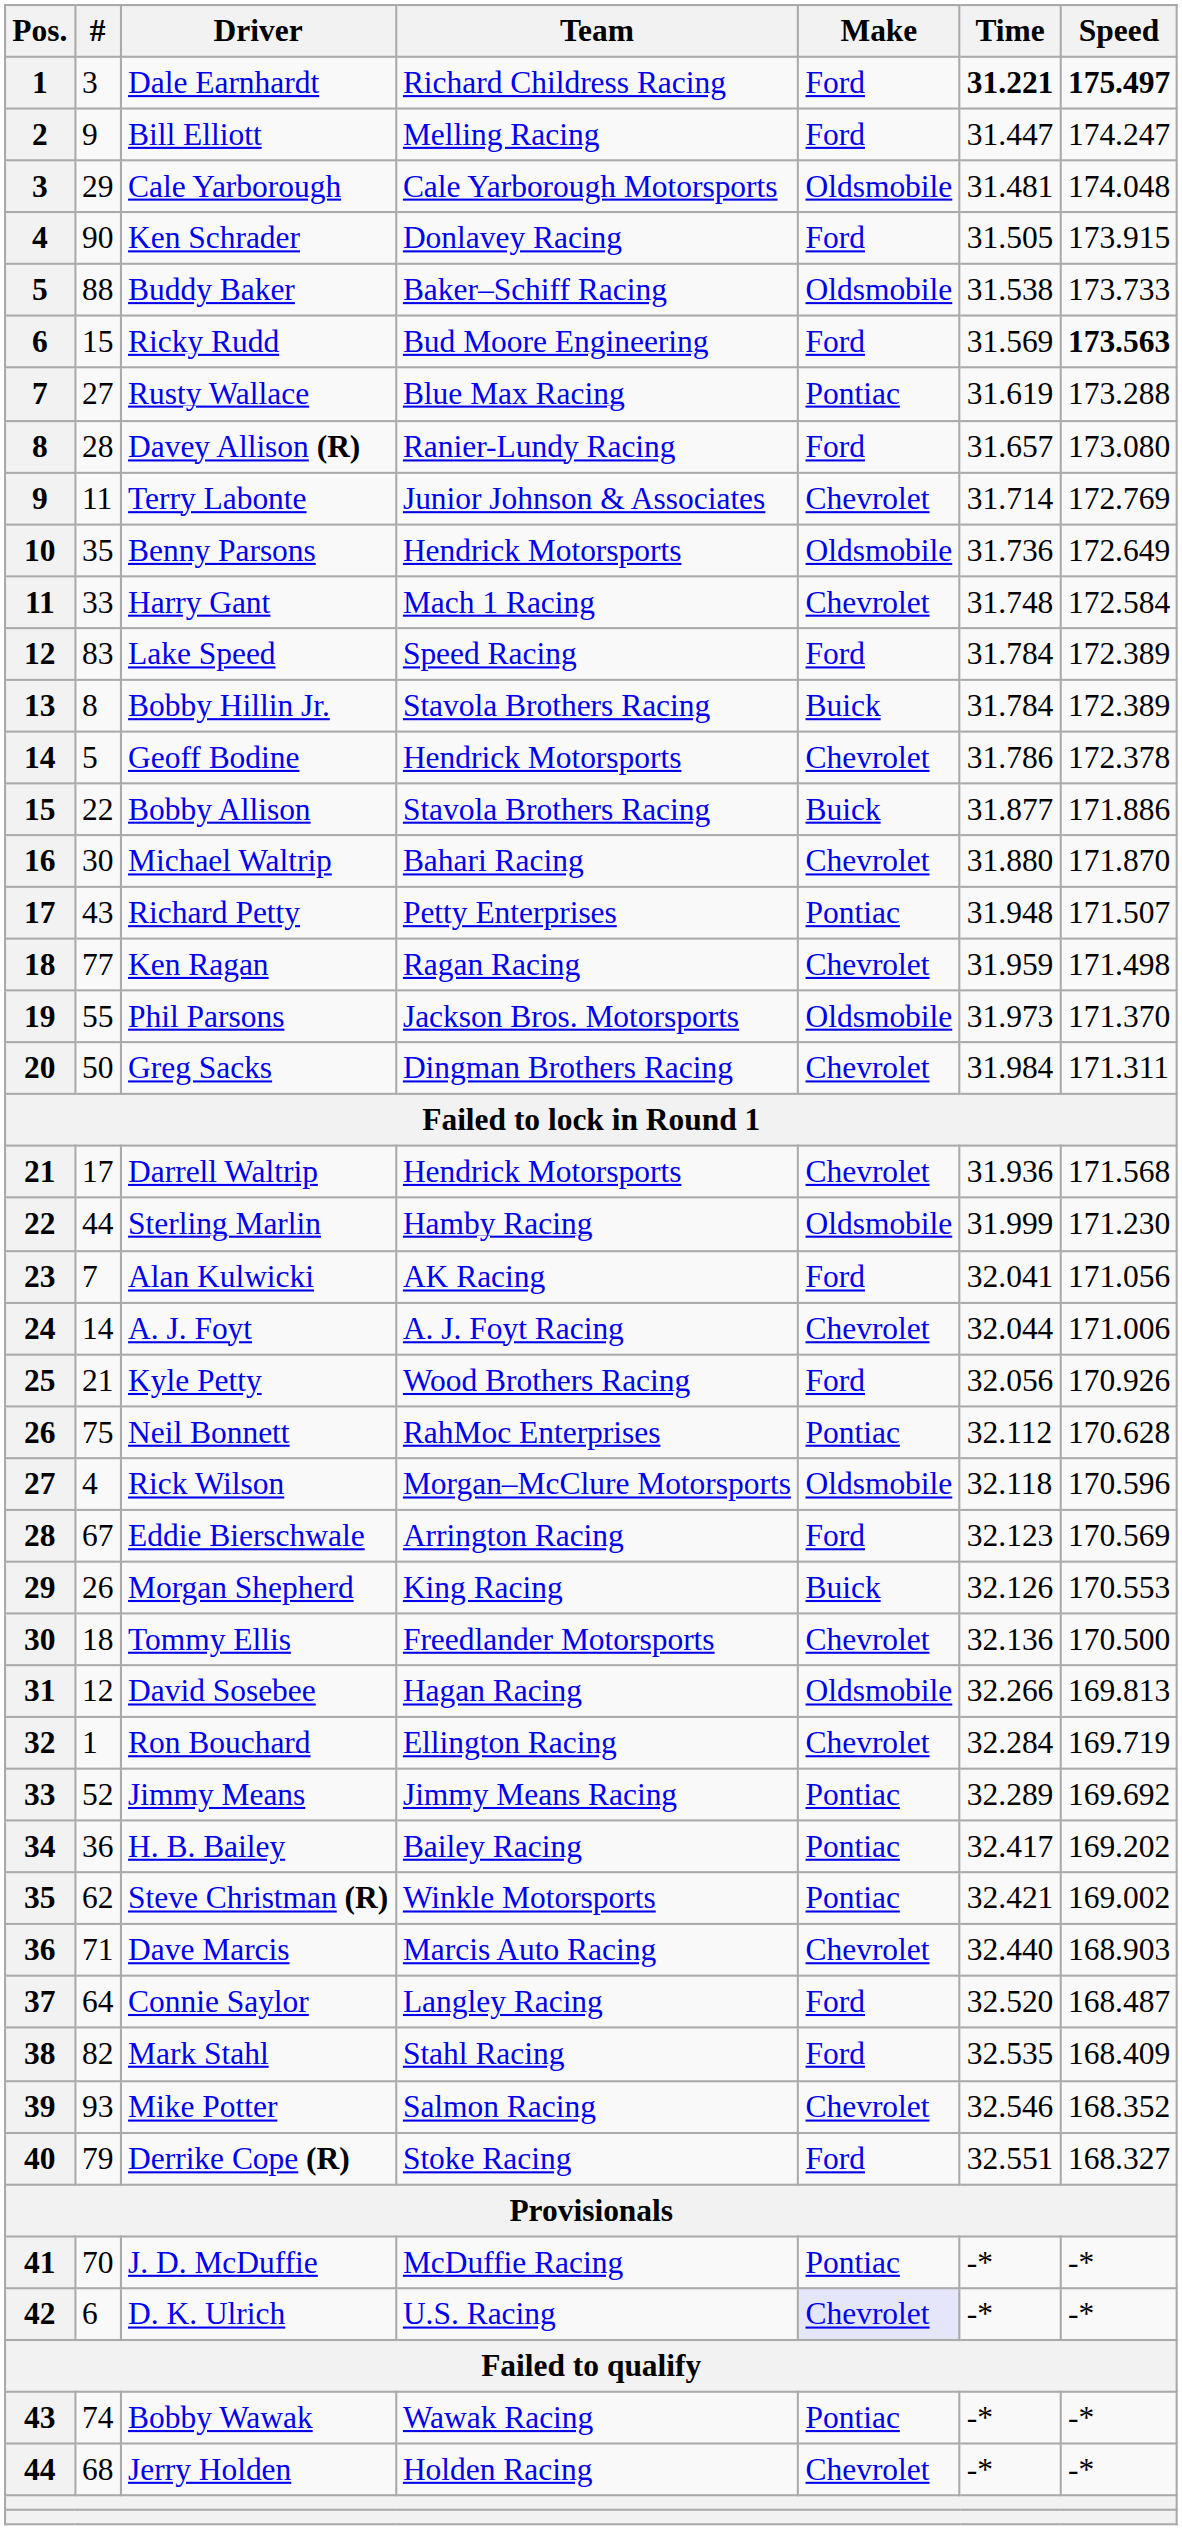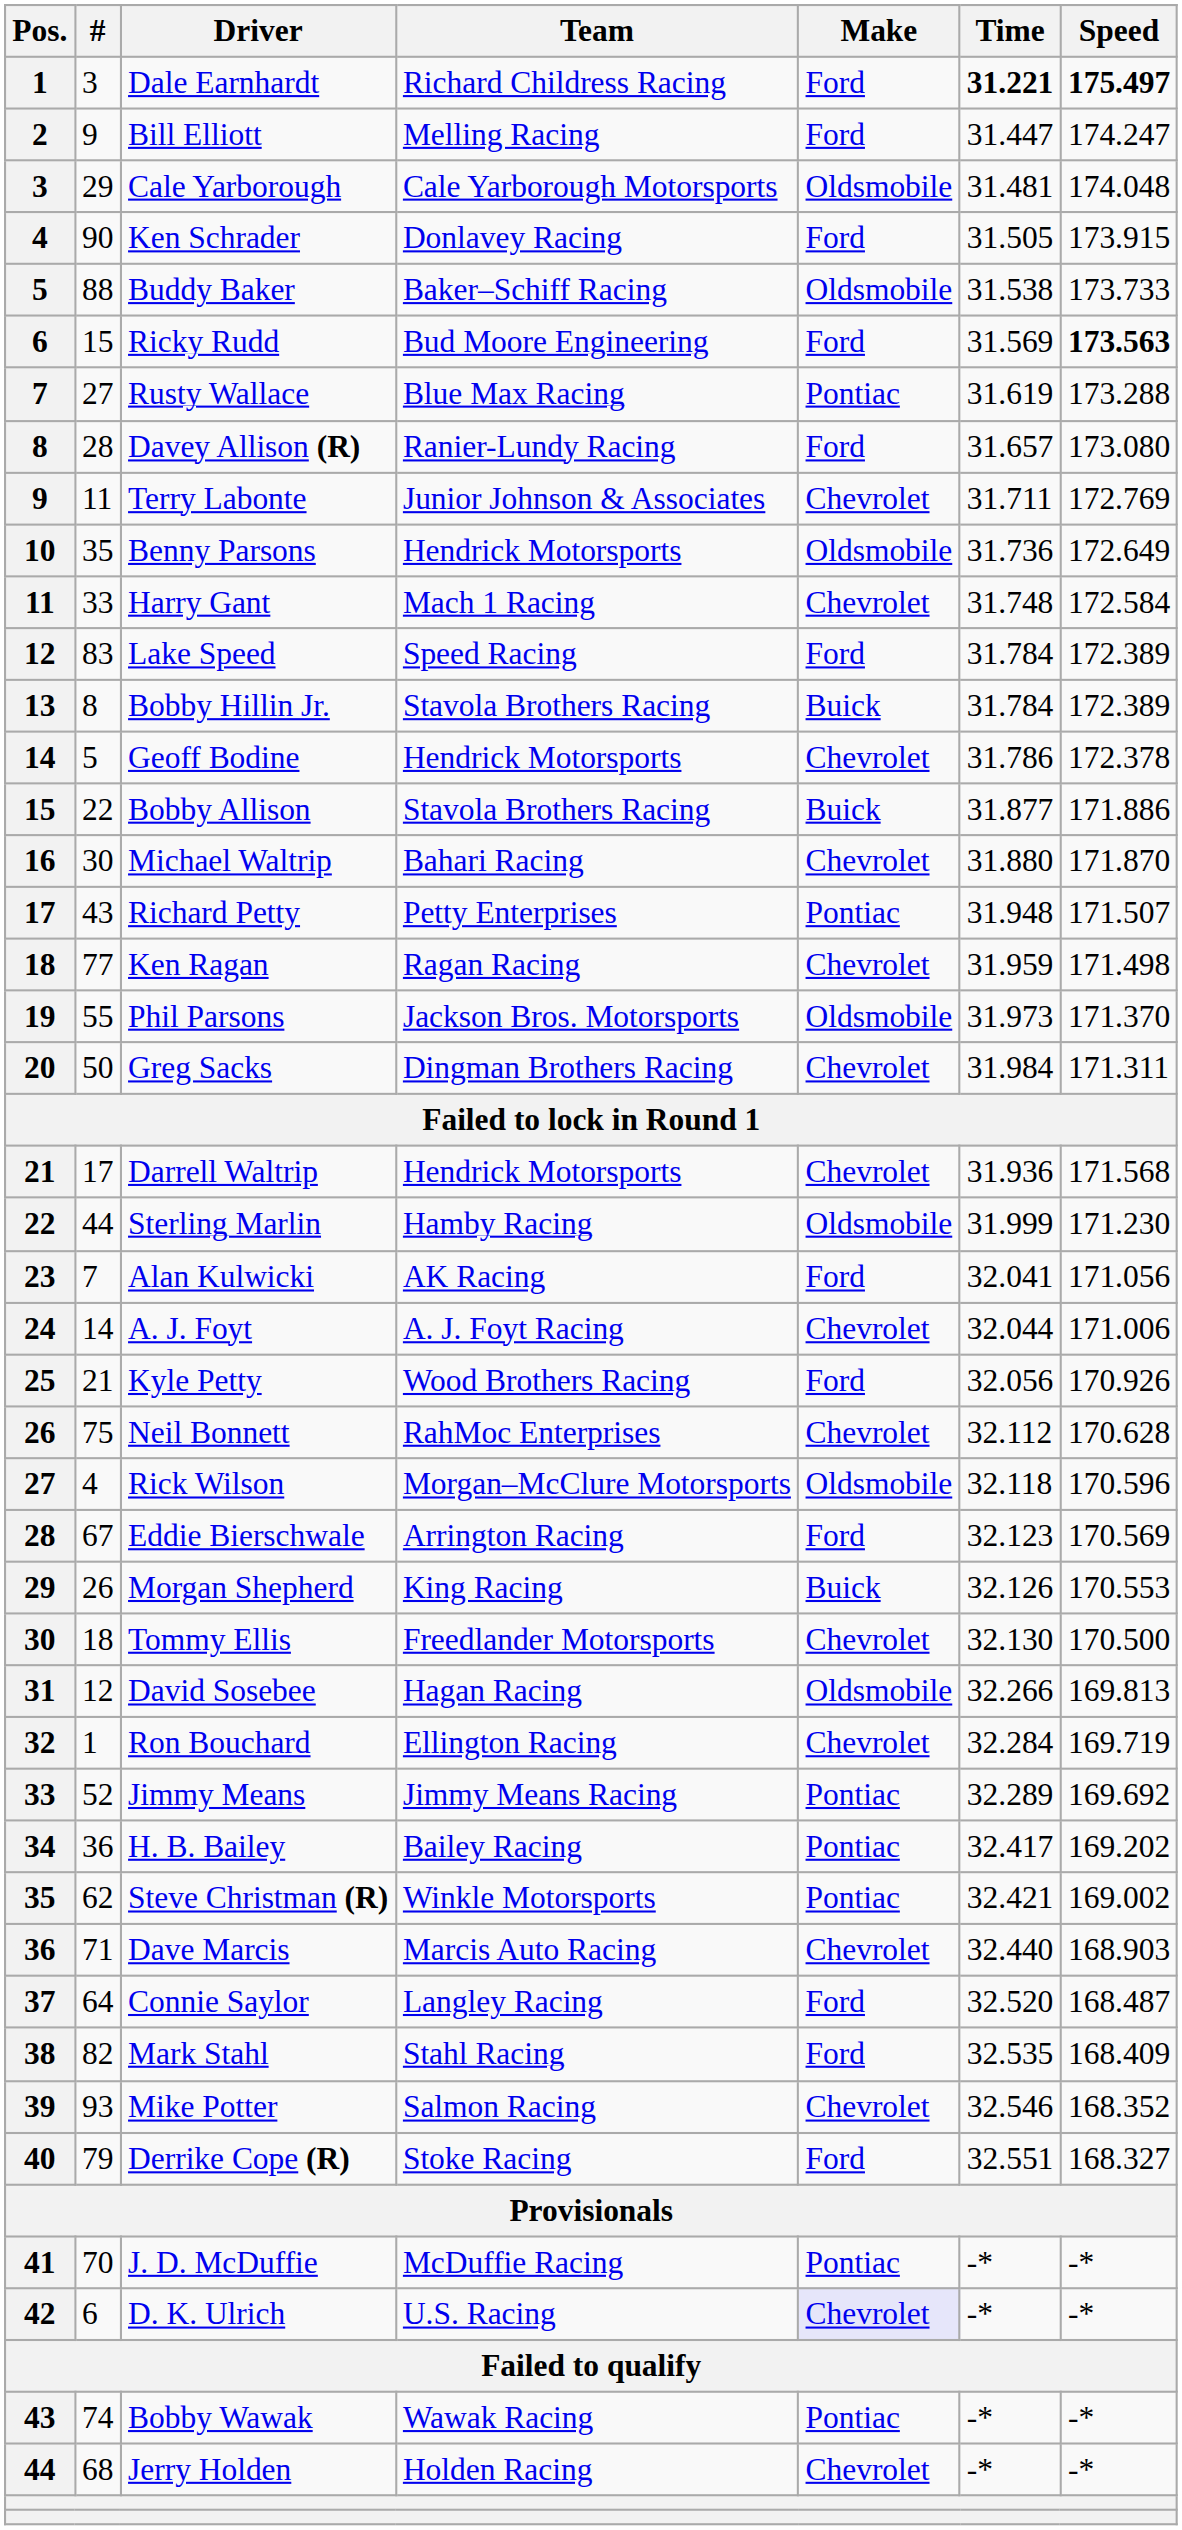(1010, 497) 31.714 -> (1010, 497) 31.711
(853, 1431) Pontiac -> (868, 1431) Chevrolet
(1010, 1638) 32.136 -> (1010, 1638) 32.130
